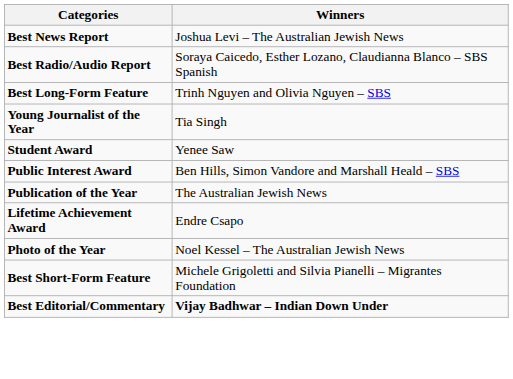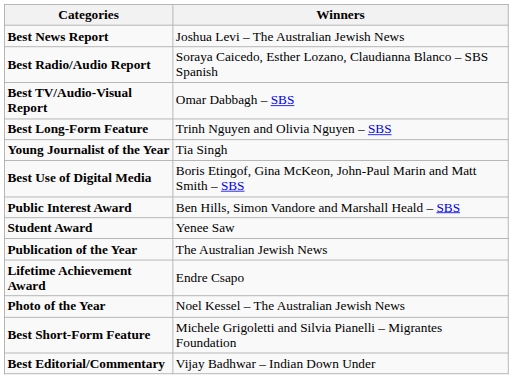+ row: (70, 100)
+ row: (79, 178)
rows swapped: (70, 171) <-> (50, 150)
(282, 306) bold -> (276, 363) normal
